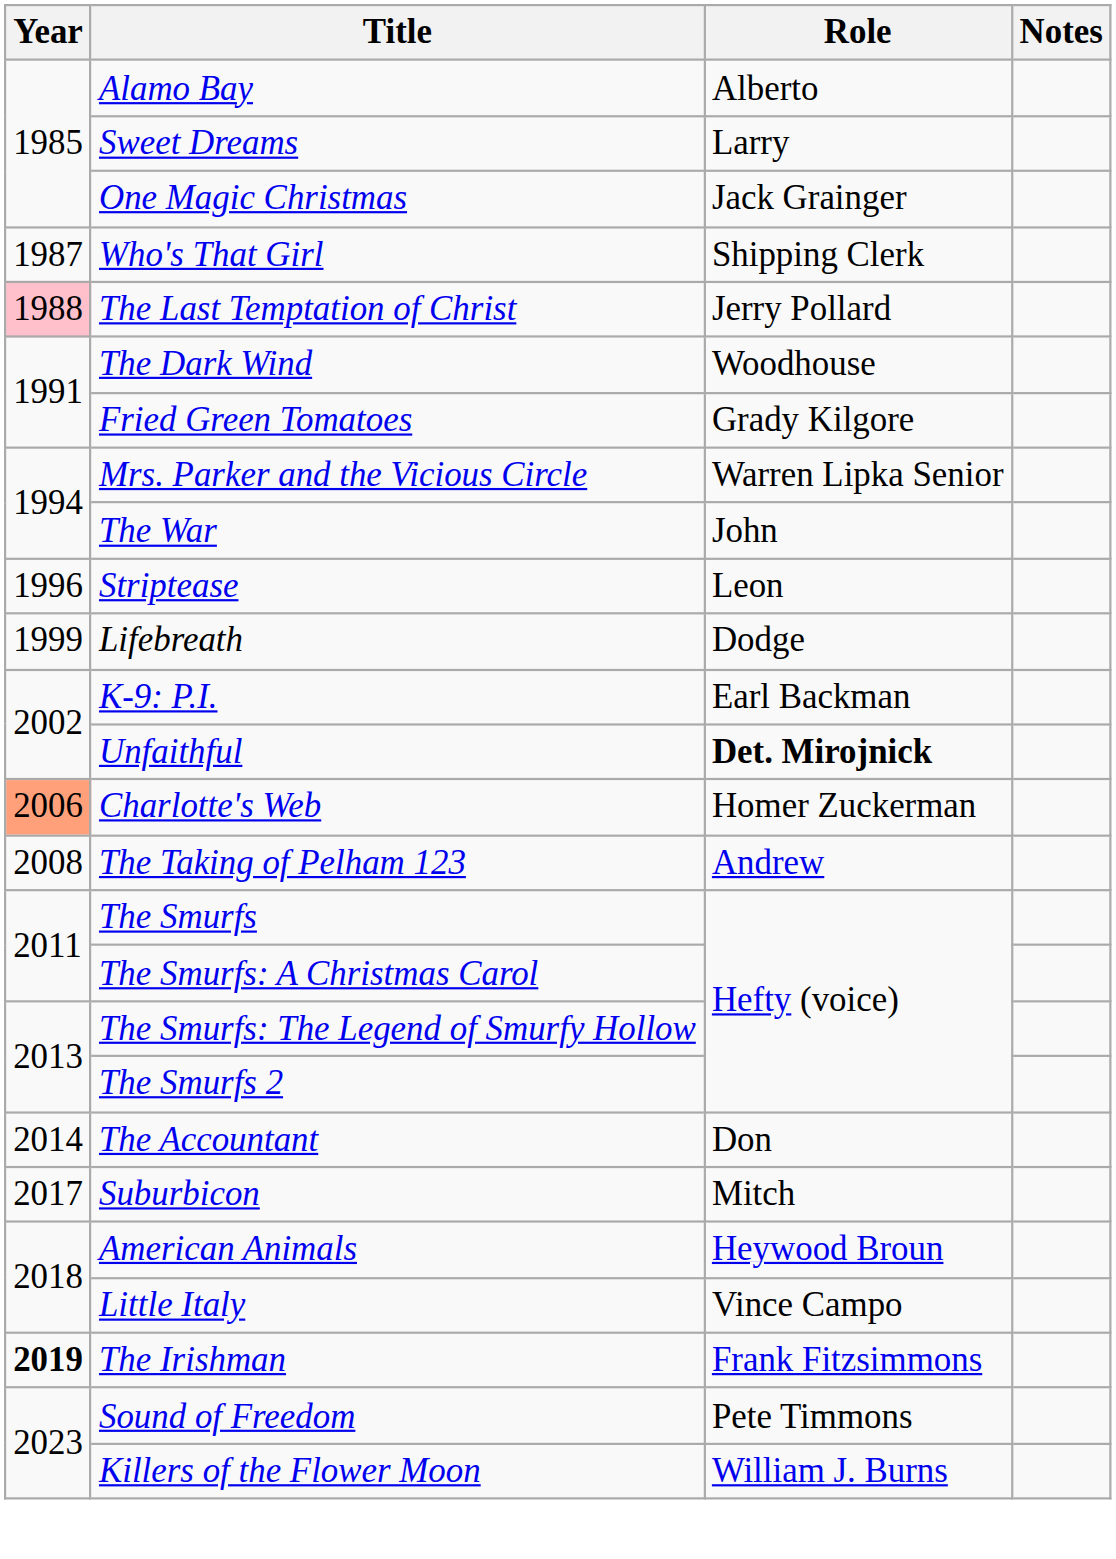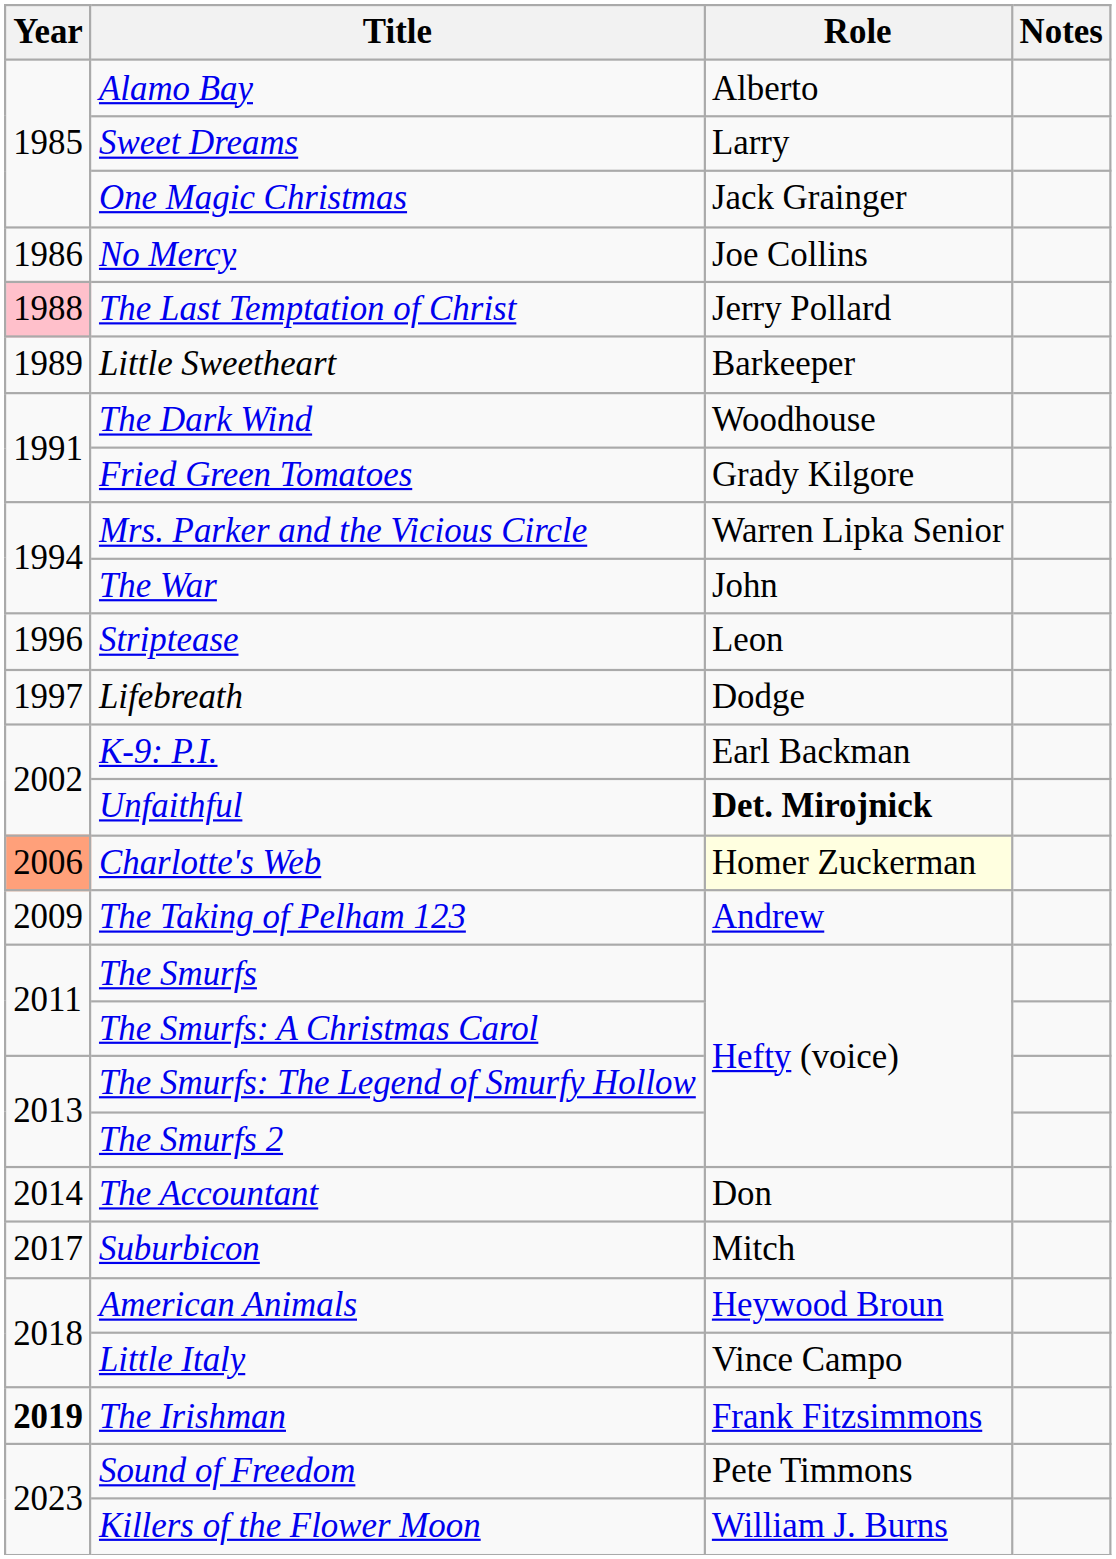+ row: (168, 253)
- row: (211, 253)
+ row: (218, 364)
(48, 640) 1999 -> (48, 695) 1997
(844, 806) no background -> (844, 861) lightyellow background
(48, 861) 2008 -> (48, 917) 2009
